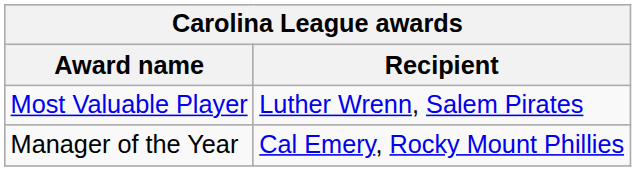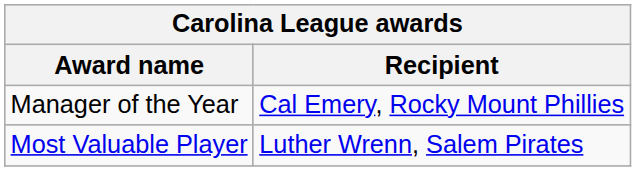rows swapped: (129, 104) <-> (124, 144)
